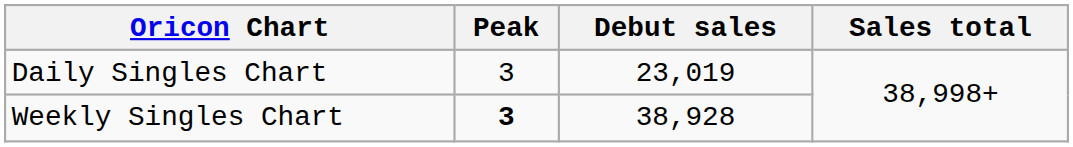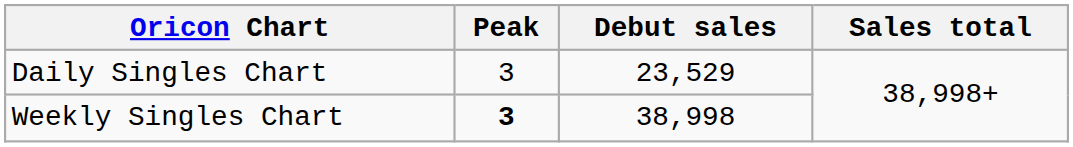(686, 73) 23,019 -> (686, 73) 23,529
(686, 118) 38,928 -> (686, 118) 38,998
